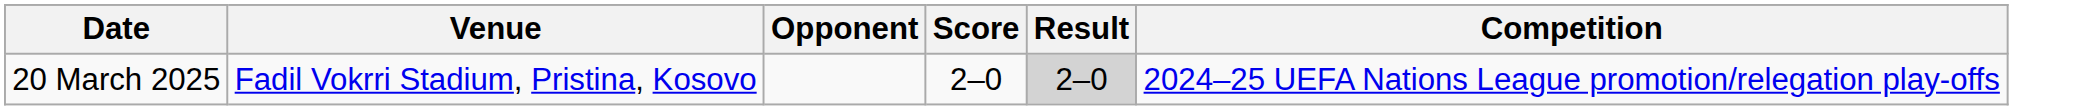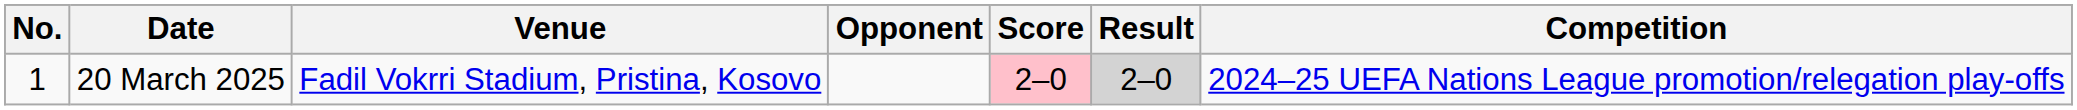+ column: (37, 29)
(976, 78) no background -> (1041, 78) pink background
